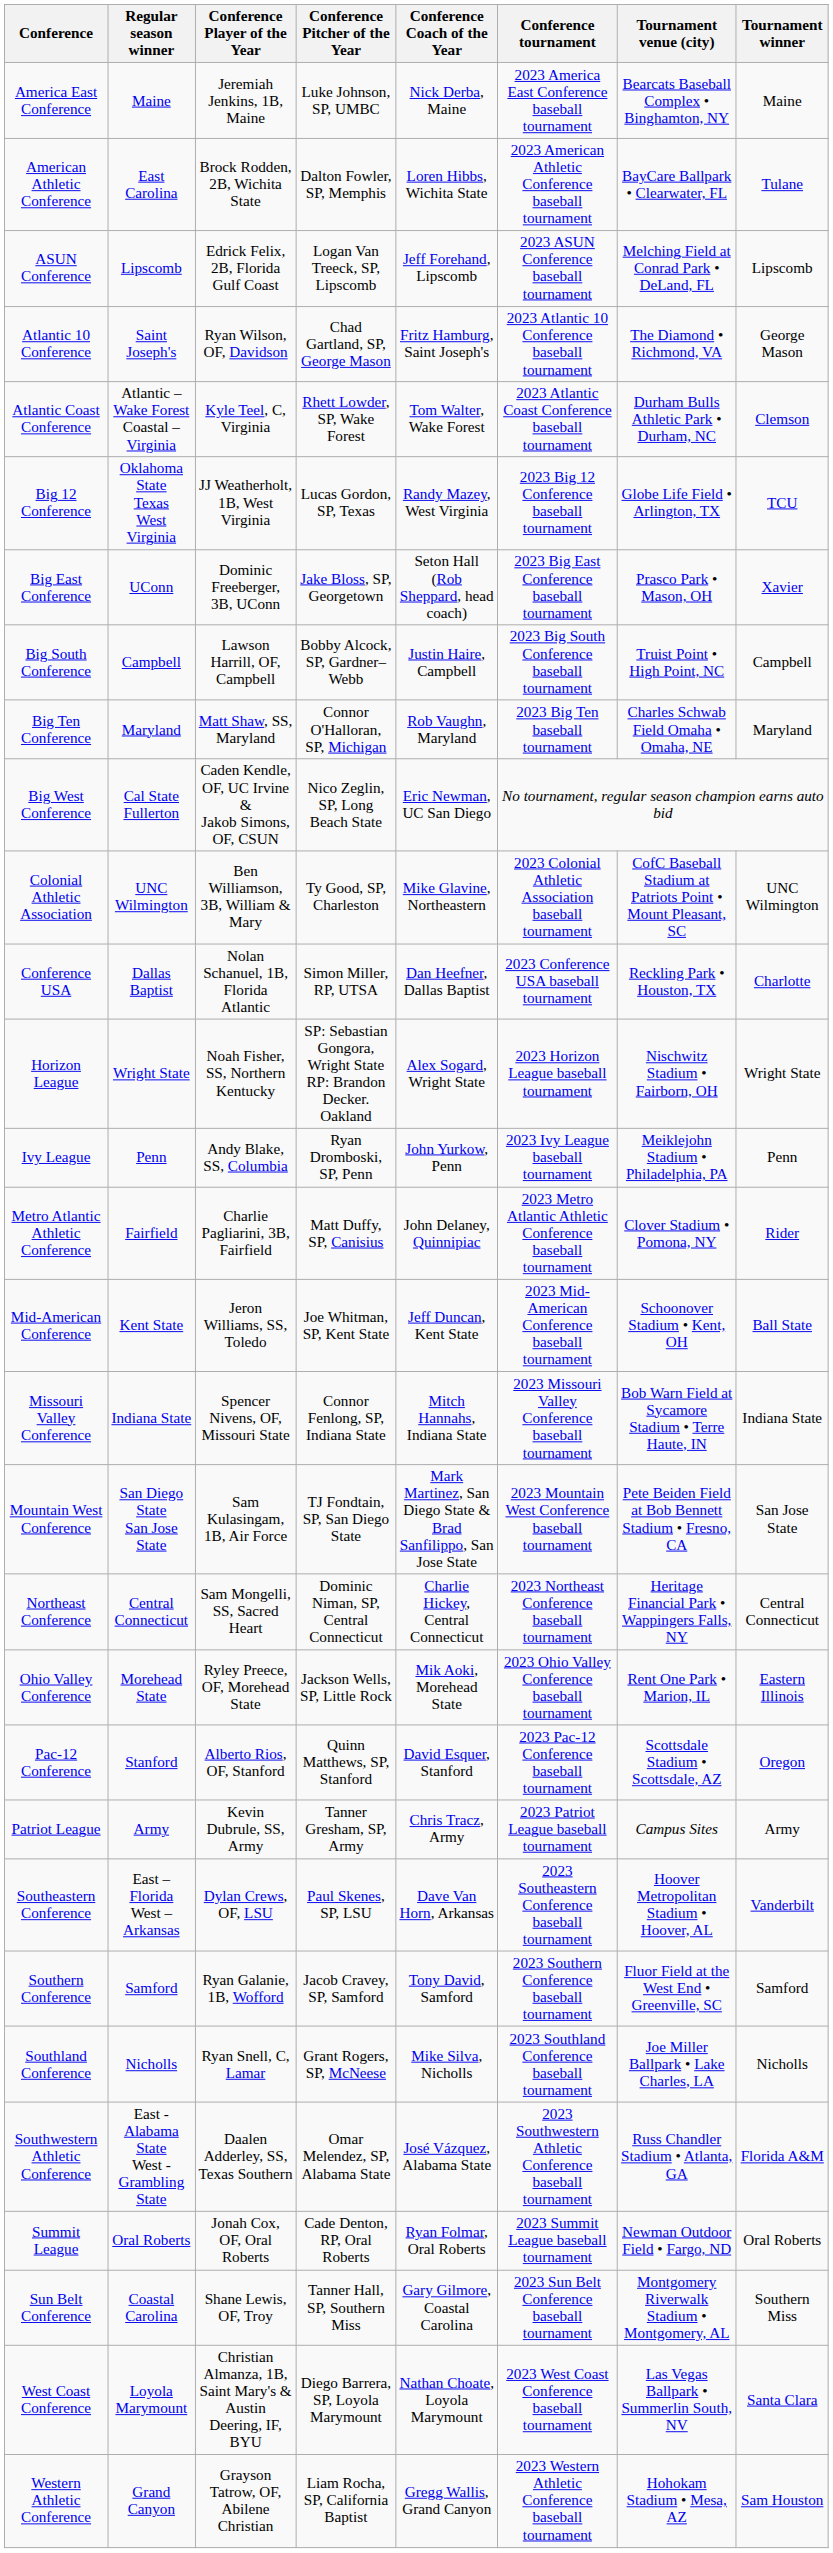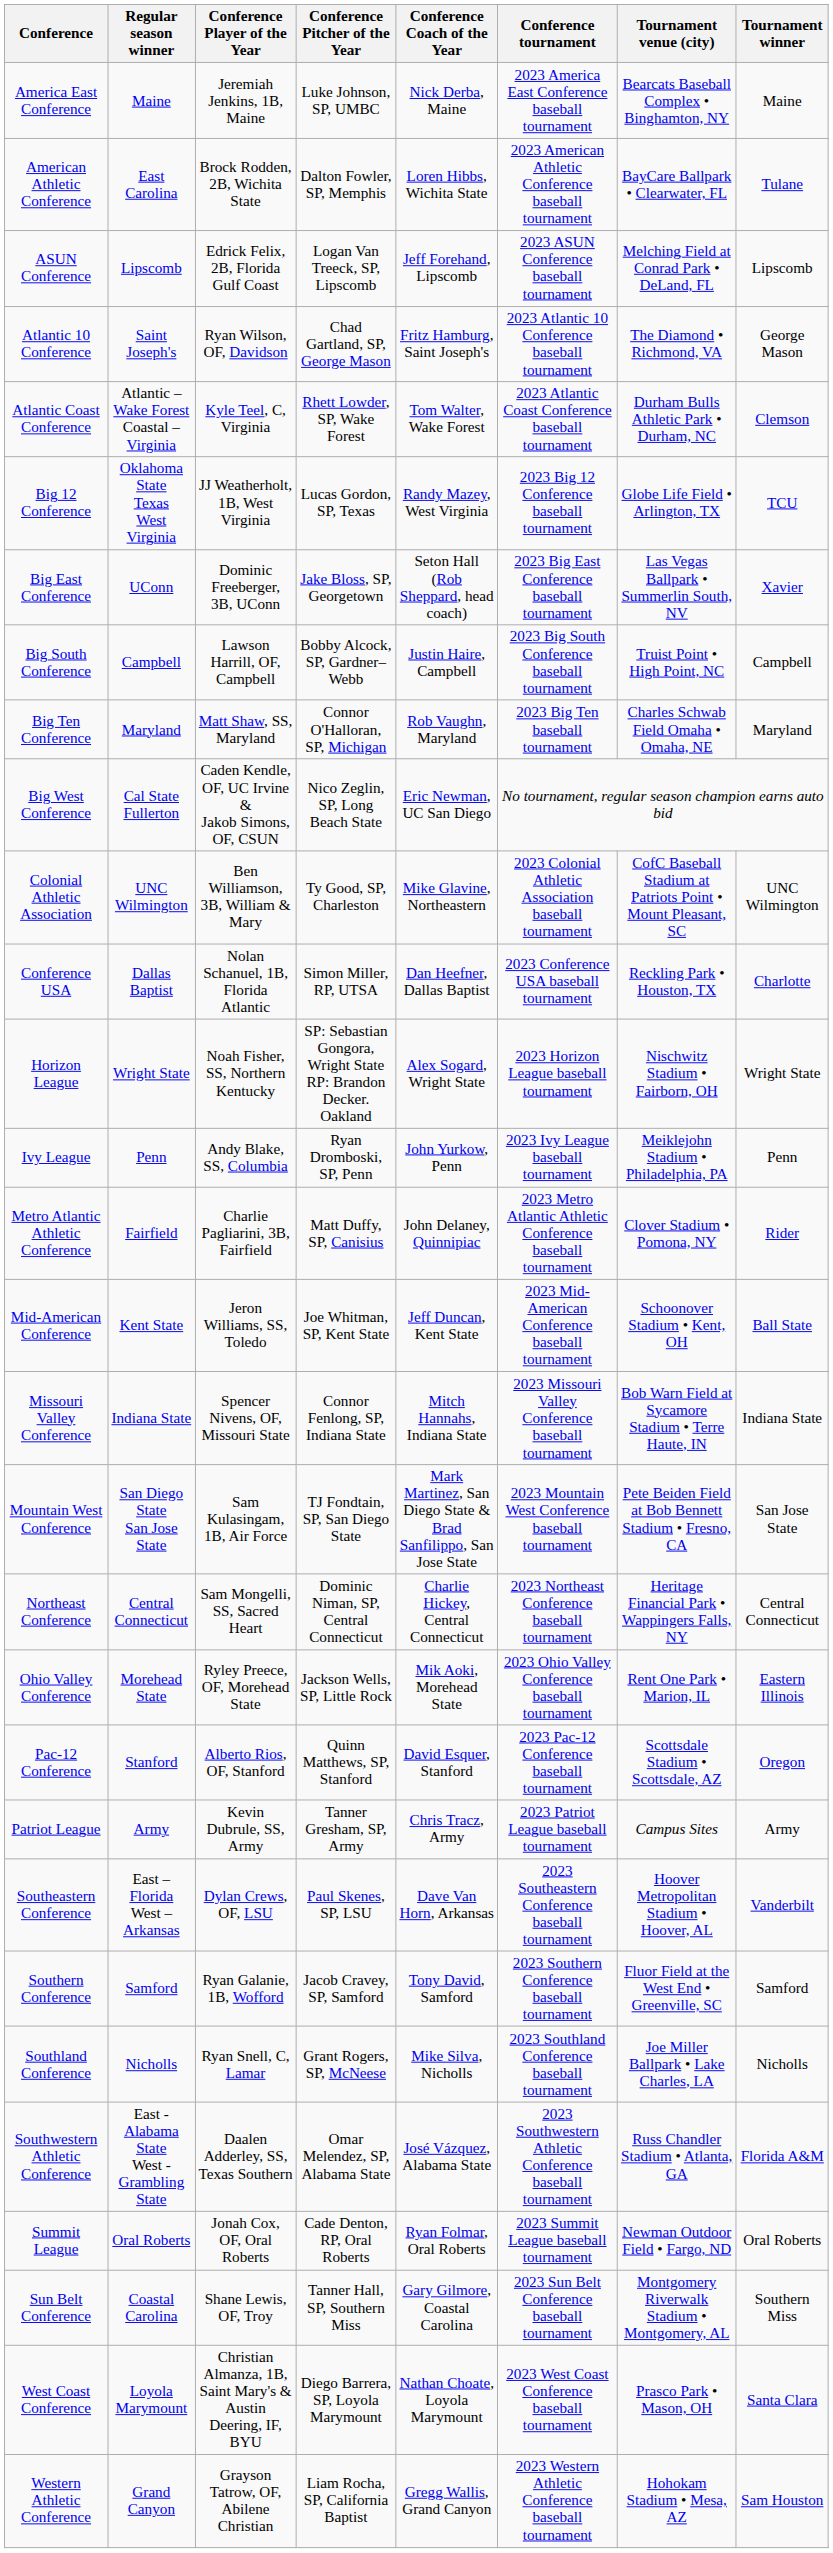(677, 587) Prasco Park • Mason, OH -> (677, 587) Las Vegas Ballpark • Summerlin South, NV
(677, 2399) Las Vegas Ballpark • Summerlin South, NV -> (677, 2399) Prasco Park • Mason, OH
